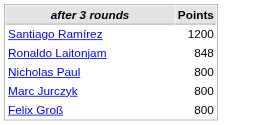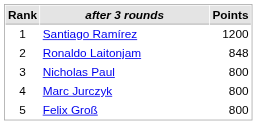+ column: (23, 15)
